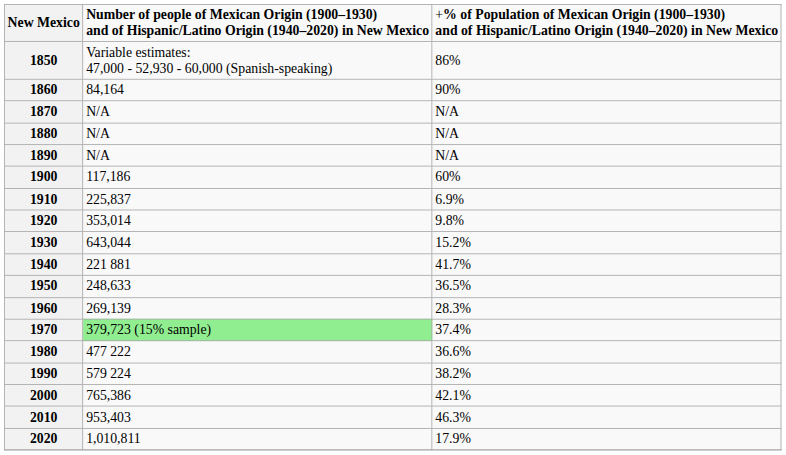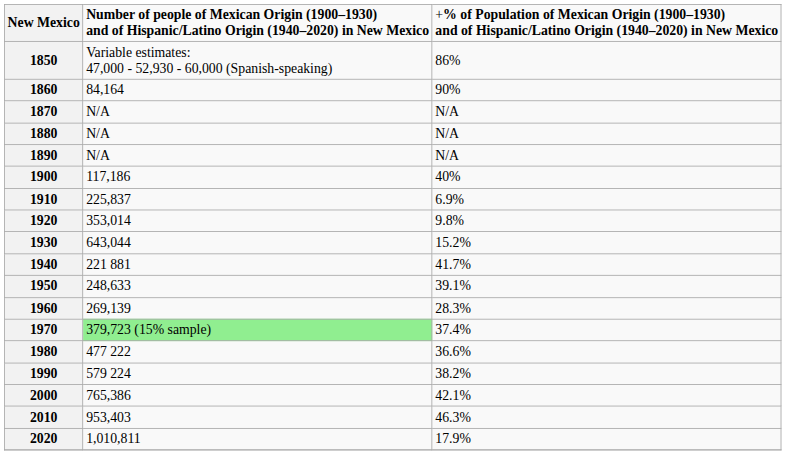(448, 177) 60% -> (448, 177) 40%
(453, 286) 36.5% -> (453, 286) 39.1%
